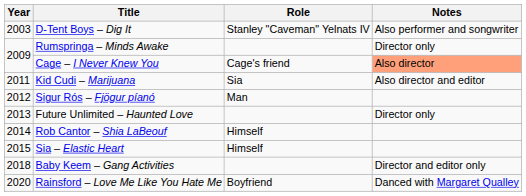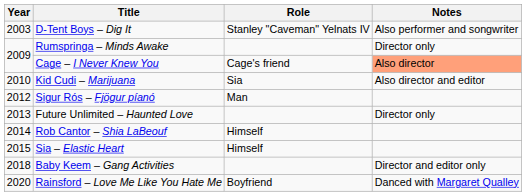(18, 81) 2011 -> (19, 81) 2010
